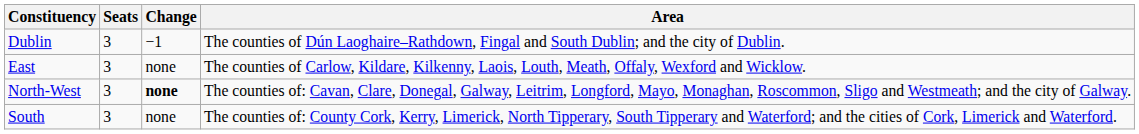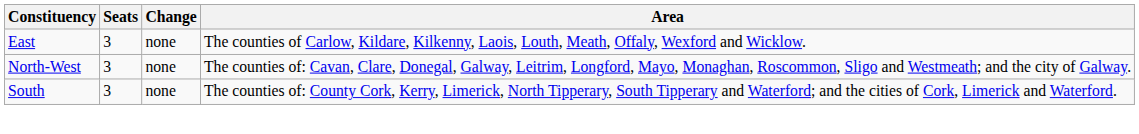- row: (30, 41)
(162, 91) bold -> (161, 66) normal
